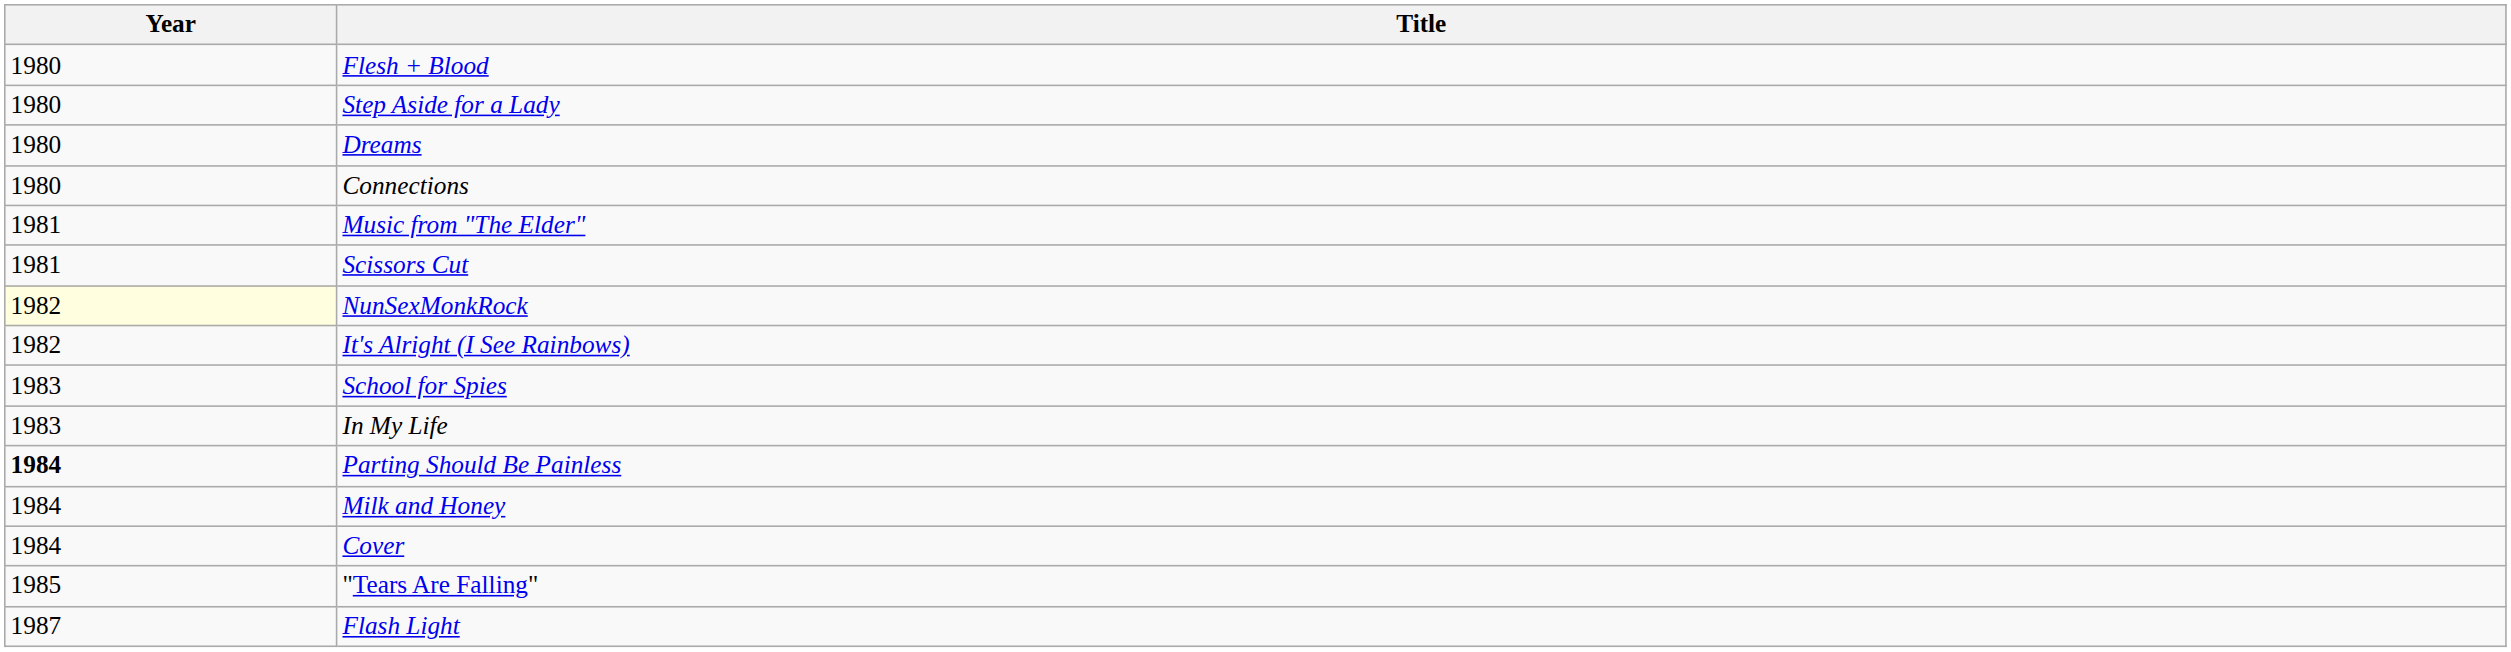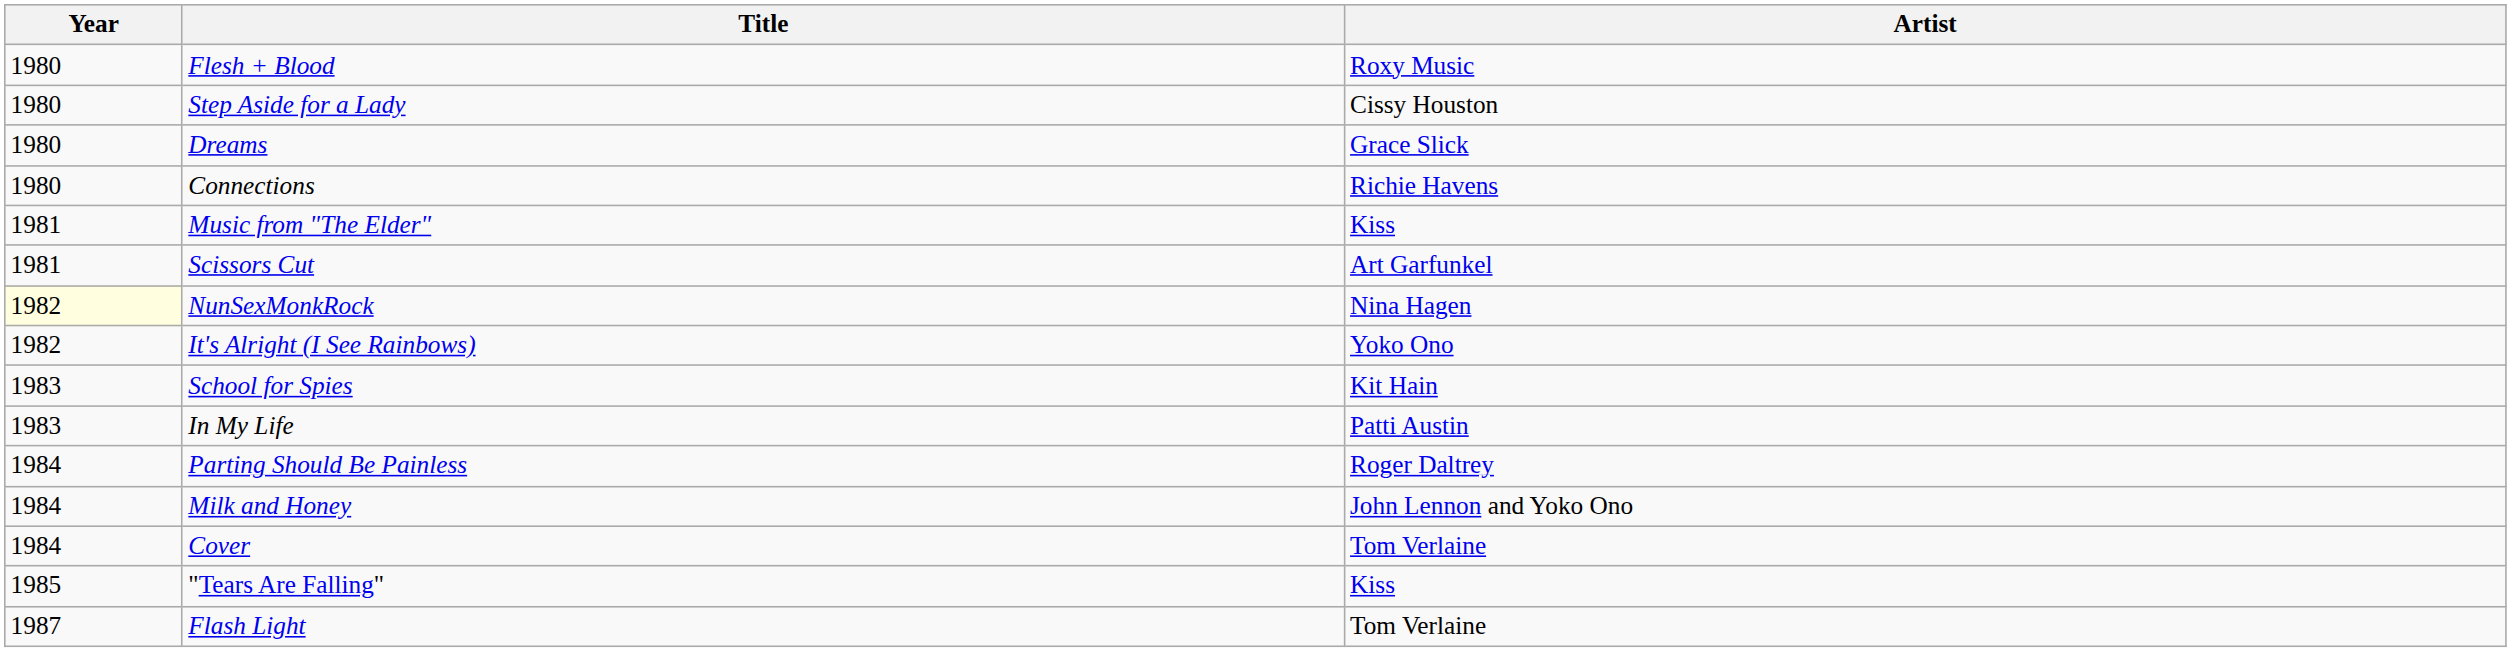+ column: (1925, 24)
(36, 465) bold -> (36, 465) normal
